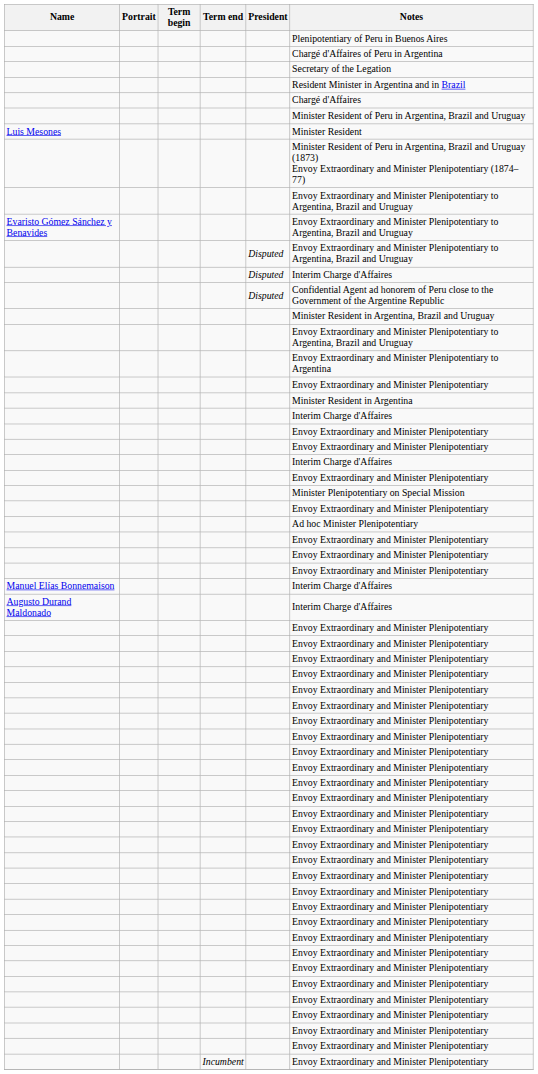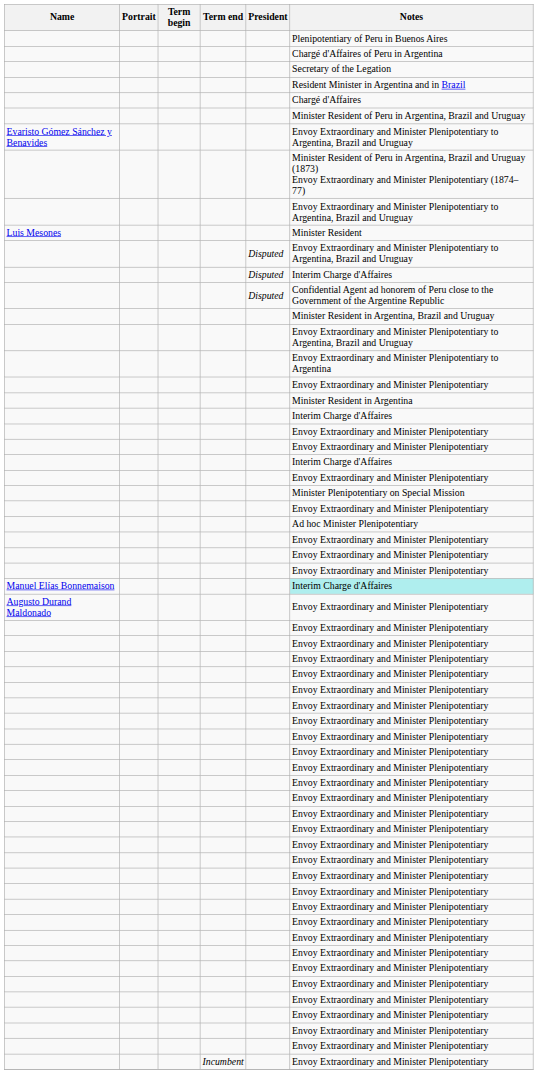rows swapped: (34, 131) <-> (59, 227)
(342, 586) no background -> (342, 586) paleturquoise background
(342, 607) Interim Charge d'Affaires -> (390, 607) Envoy Extraordinary and Minister Plenipotentiary
